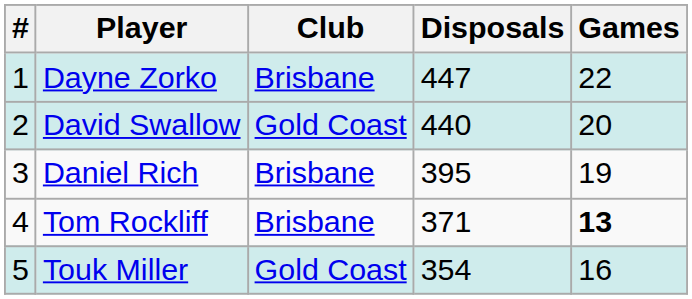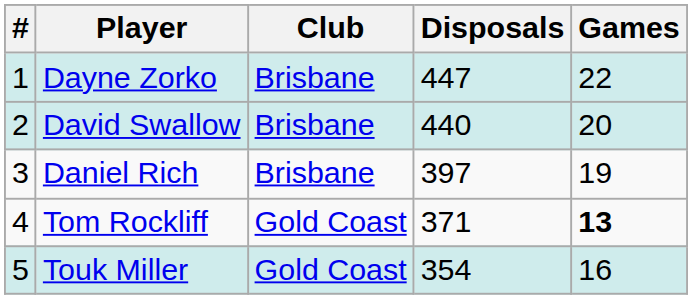(331, 125) Gold Coast -> (315, 125) Brisbane
(446, 173) 395 -> (446, 173) 397
(315, 221) Brisbane -> (331, 221) Gold Coast
